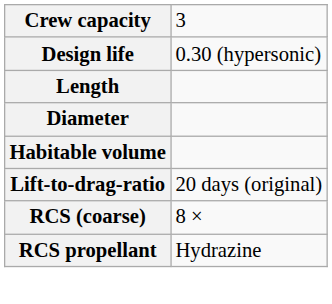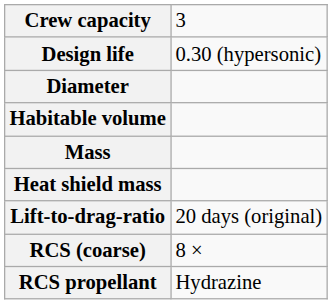- row: (88, 86)
+ row: (88, 151)
+ row: (88, 184)
